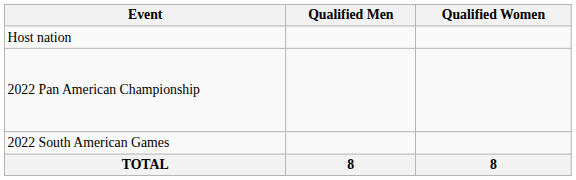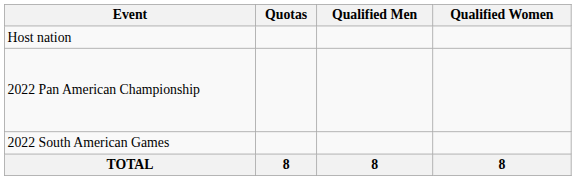+ column: (286, 15)
